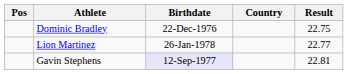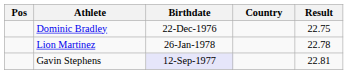(319, 45) 22.77 -> (319, 45) 22.78
